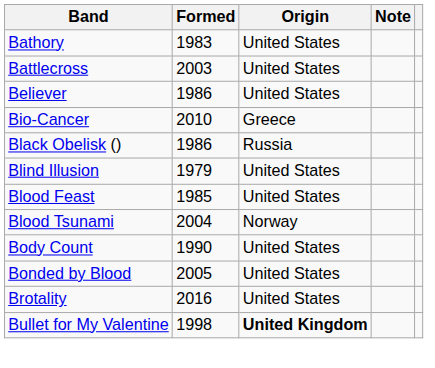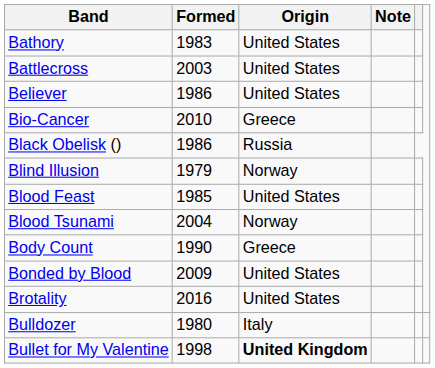(291, 171) United States -> (270, 171) Norway
(291, 247) United States -> (269, 247) Greece
(194, 273) 2005 -> (194, 273) 2009
+ row: (42, 324)
